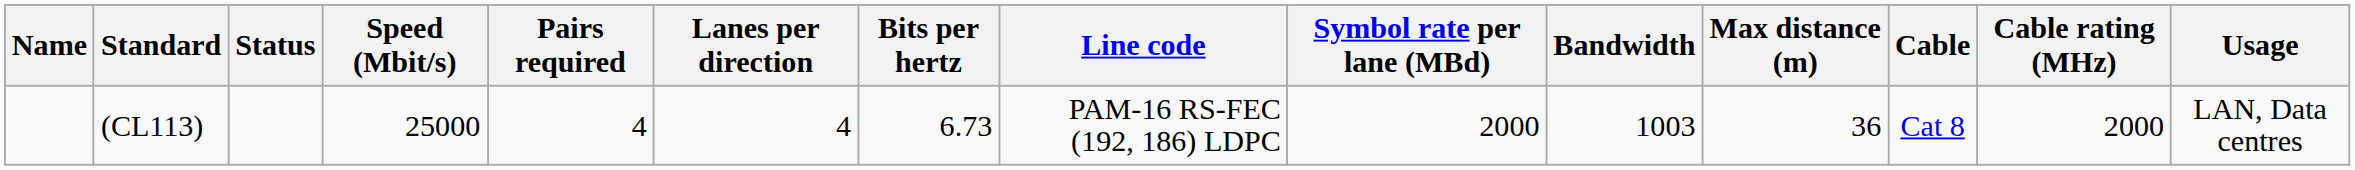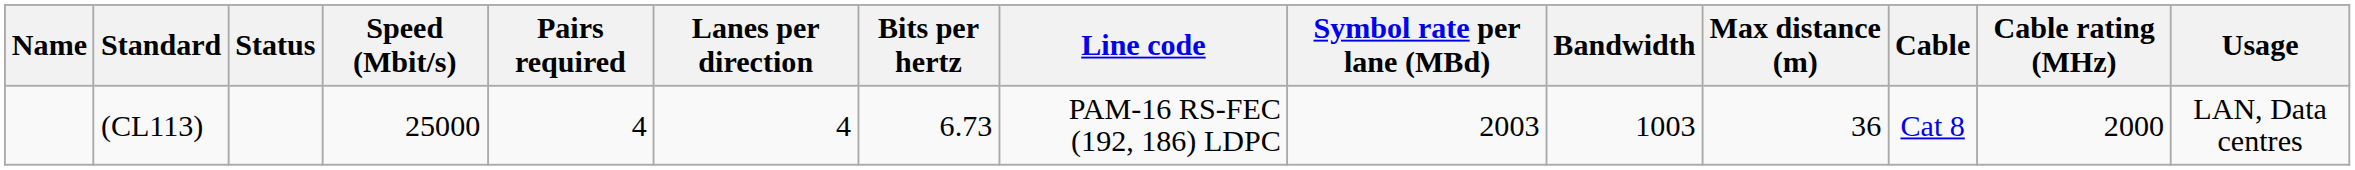(1509, 124) 2000 -> (1509, 124) 2003
